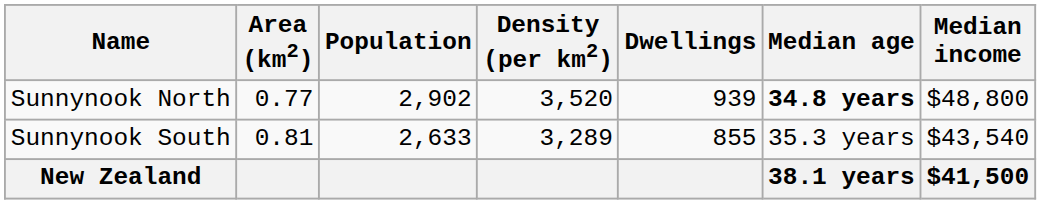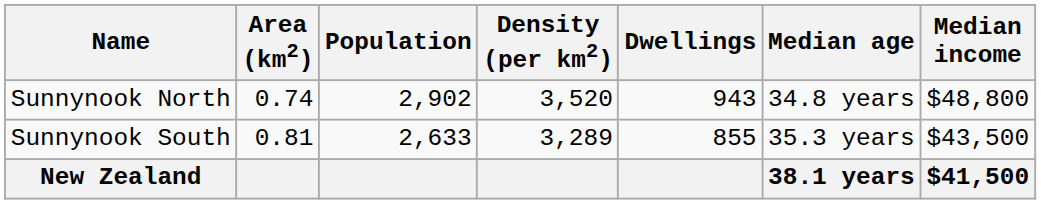(284, 99) 0.77 -> (284, 99) 0.74
(734, 99) 939 -> (734, 99) 943
(841, 99) bold -> (841, 99) normal
(978, 139) $43,540 -> (978, 139) $43,500
